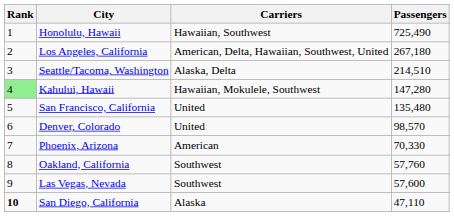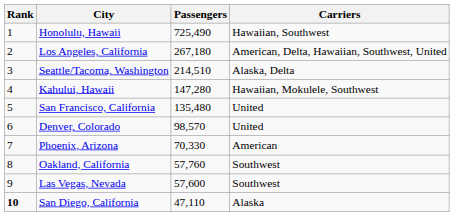columns swapped: (420, 14) <-> (281, 14)
(10, 89) lightgreen background -> (10, 89) no background
